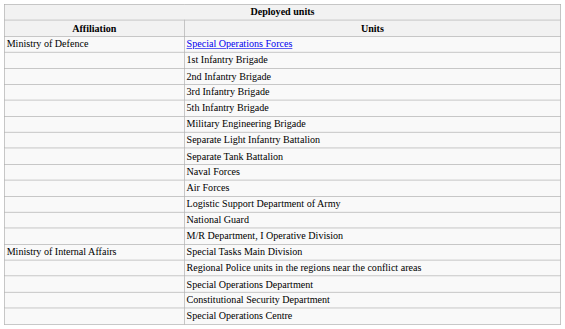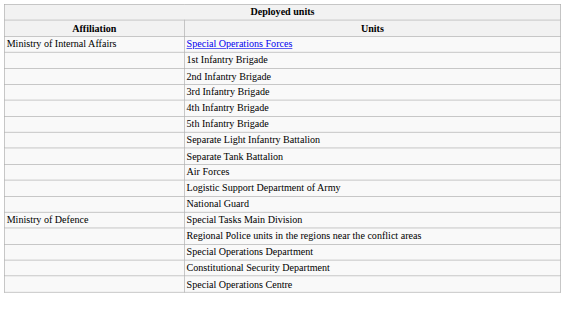(48, 44) Ministry of Defence -> (62, 44) Ministry of Internal Affairs
+ row: (228, 108)
- row: (246, 124)
- row: (213, 172)
- row: (265, 236)
(62, 252) Ministry of Internal Affairs -> (48, 220) Ministry of Defence
